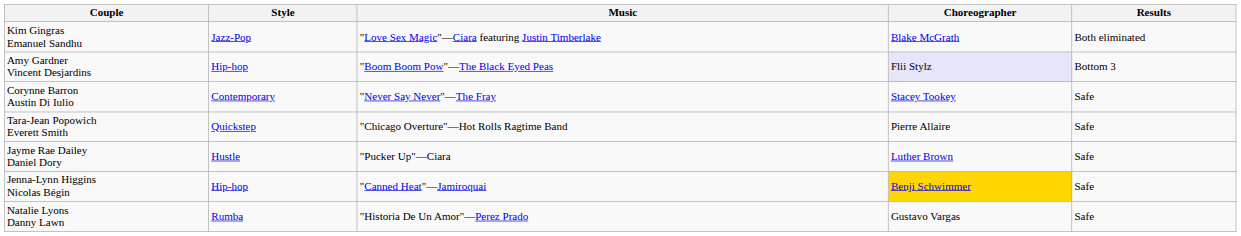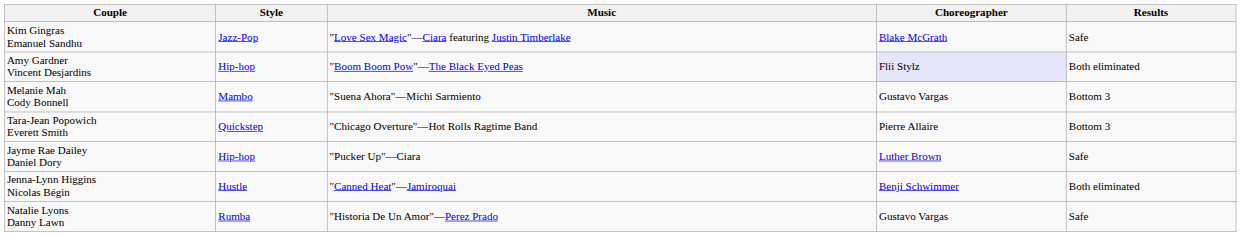(1110, 36) Both eliminated -> (1079, 36) Safe
(1095, 66) Bottom 3 -> (1104, 66) Both eliminated
- row: (43, 96)
+ row: (38, 96)
(1084, 126) Safe -> (1090, 126) Bottom 3
(226, 156) Hustle -> (237, 156) Hip-hop
(230, 186) Hip-hop -> (233, 186) Hustle
(931, 186) gold background -> (919, 186) no background
(1084, 186) Safe -> (1104, 186) Both eliminated
